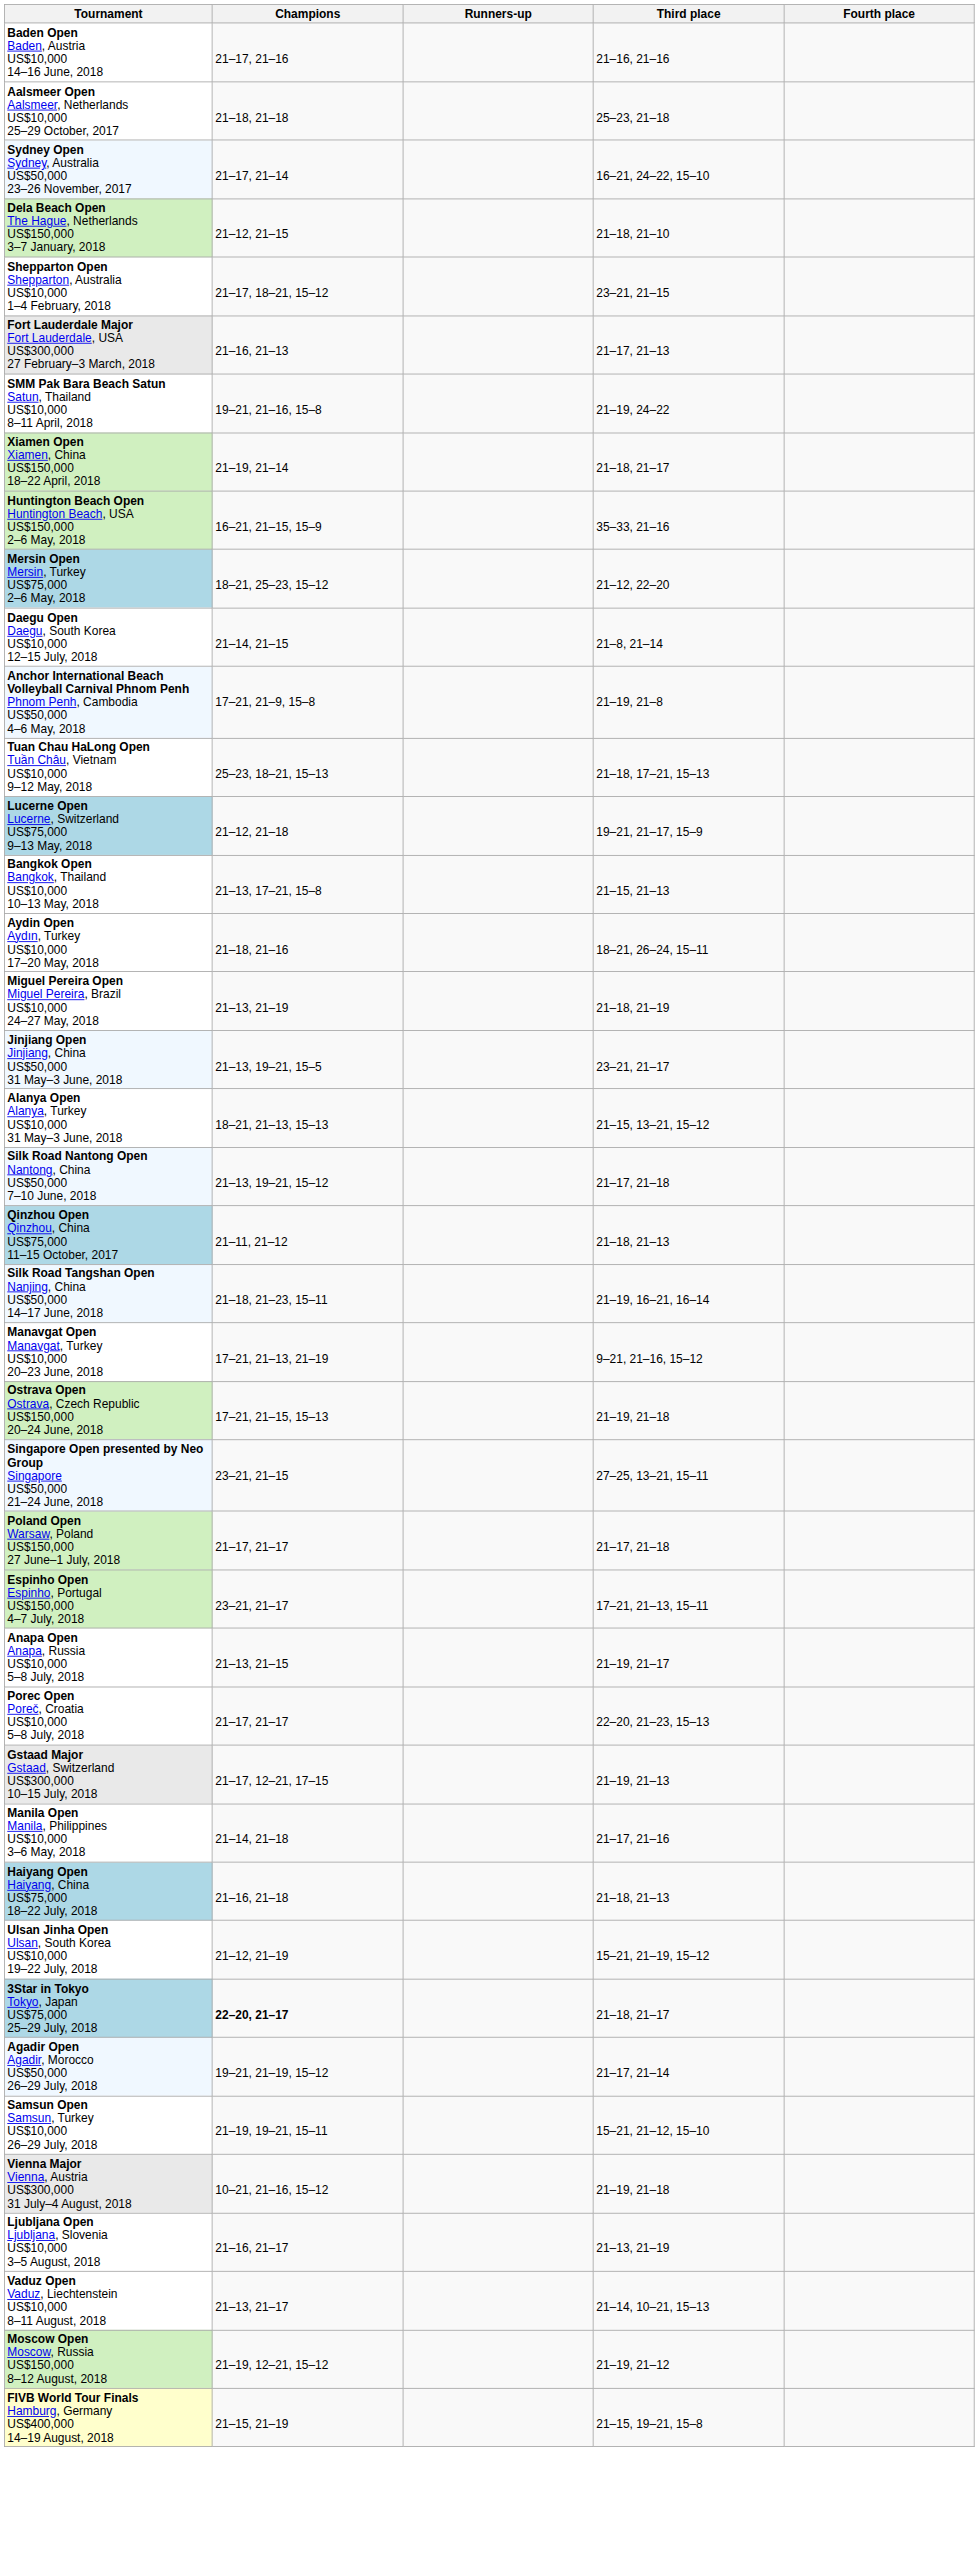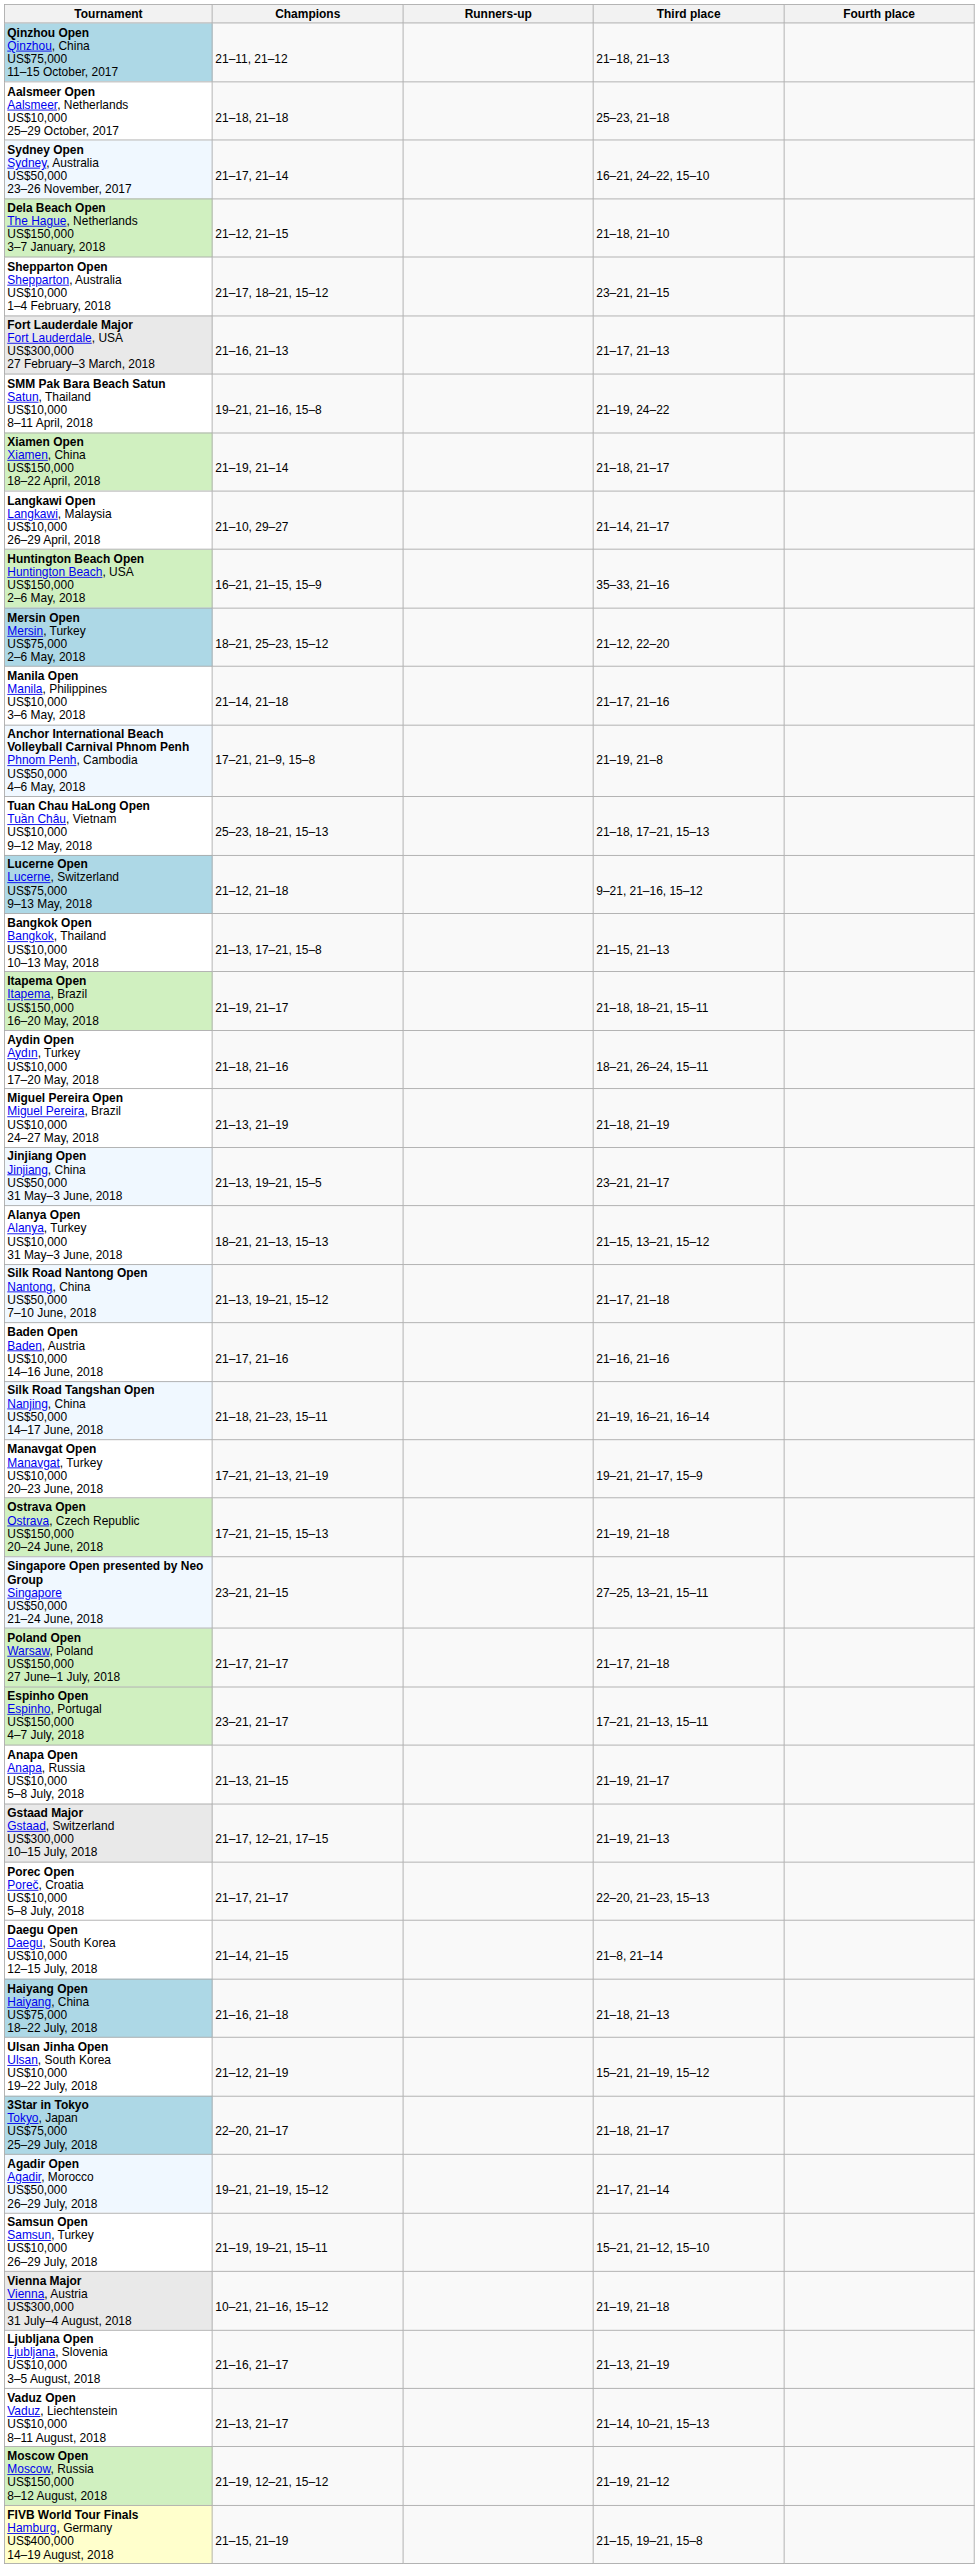rows swapped: (63, 1235) <-> (55, 52)
+ row: (59, 520)
rows swapped: (57, 1832) <-> (61, 637)
(649, 832) 19–21, 21–17, 15–9 -> (649, 890) 9–21, 21–16, 15–12
+ row: (53, 1001)
(649, 1358) 9–21, 21–16, 15–12 -> (649, 1475) 19–21, 21–17, 15–9
rows swapped: (46, 1716) <-> (61, 1774)
(252, 2014) bold -> (252, 2131) normal
